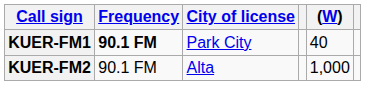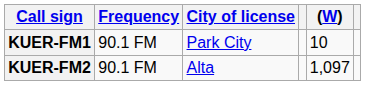(128, 42) bold -> (128, 42) normal
(319, 42) 40 -> (319, 42) 10
(330, 67) 1,000 -> (330, 67) 1,097
